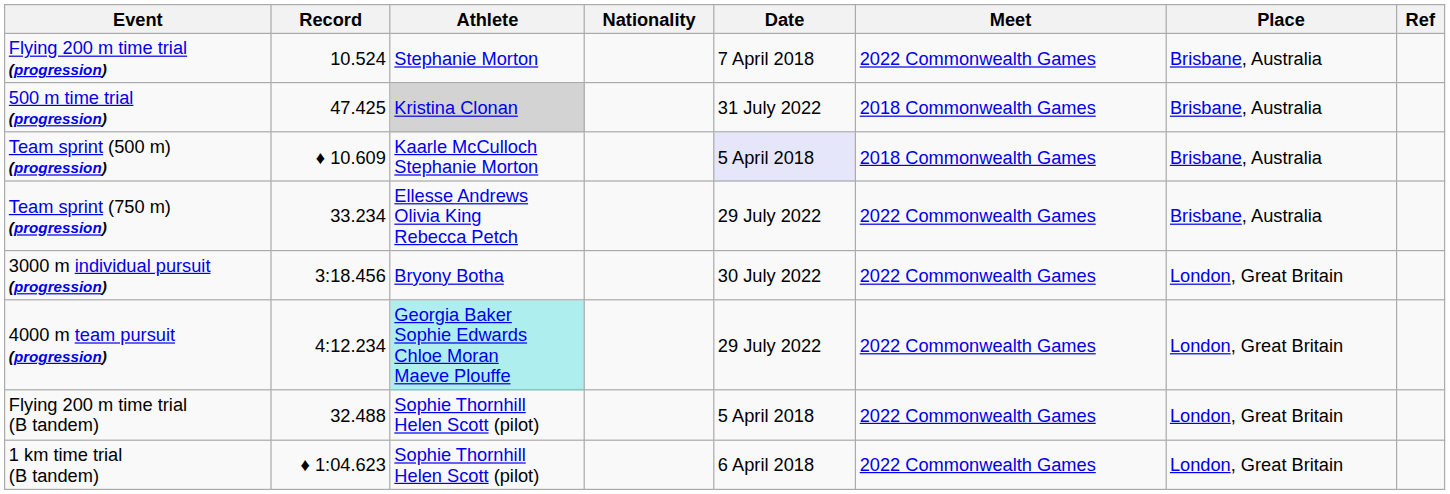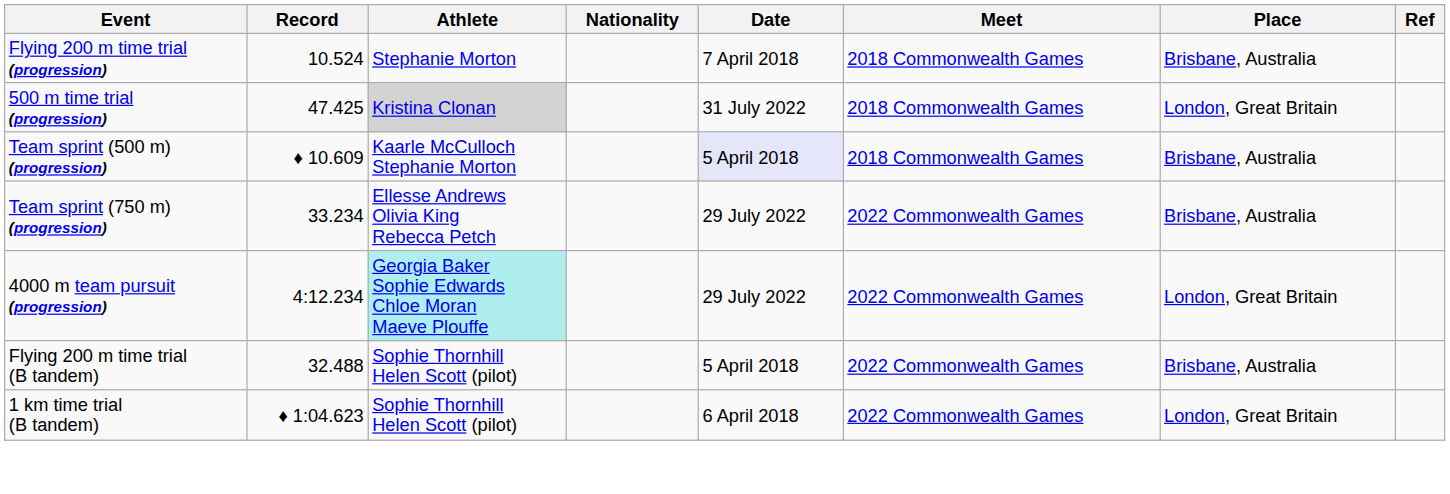(978, 58) 2022 Commonwealth Games -> (965, 58) 2018 Commonwealth Games
(1246, 108) Brisbane, Australia -> (1251, 108) London, Great Britain
- row: (110, 276)
(1257, 415) London, Great Britain -> (1240, 366) Brisbane, Australia
